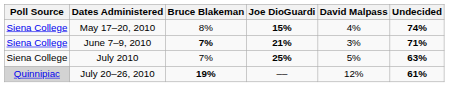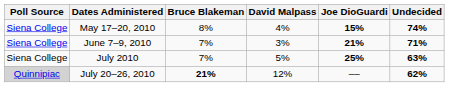columns swapped: (282, 12) <-> (354, 12)
(206, 43) bold -> (206, 43) normal
(206, 74) 19% -> (206, 74) 21%
(417, 74) 61% -> (417, 74) 62%
